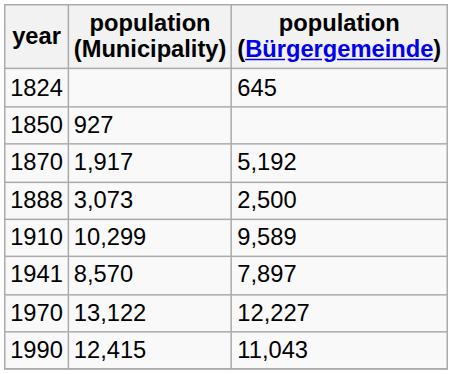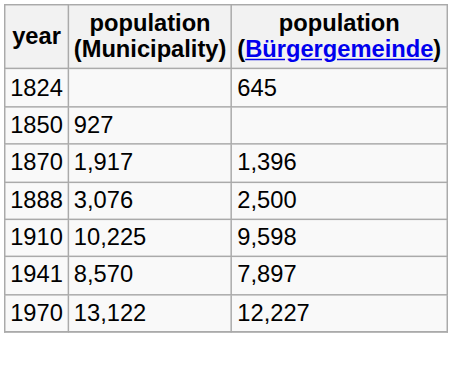(267, 162) 5,192 -> (267, 162) 1,396
(103, 200) 3,073 -> (103, 200) 3,076
(110, 237) 10,299 -> (110, 237) 10,225
(267, 237) 9,589 -> (267, 237) 9,598
- row: (37, 350)
